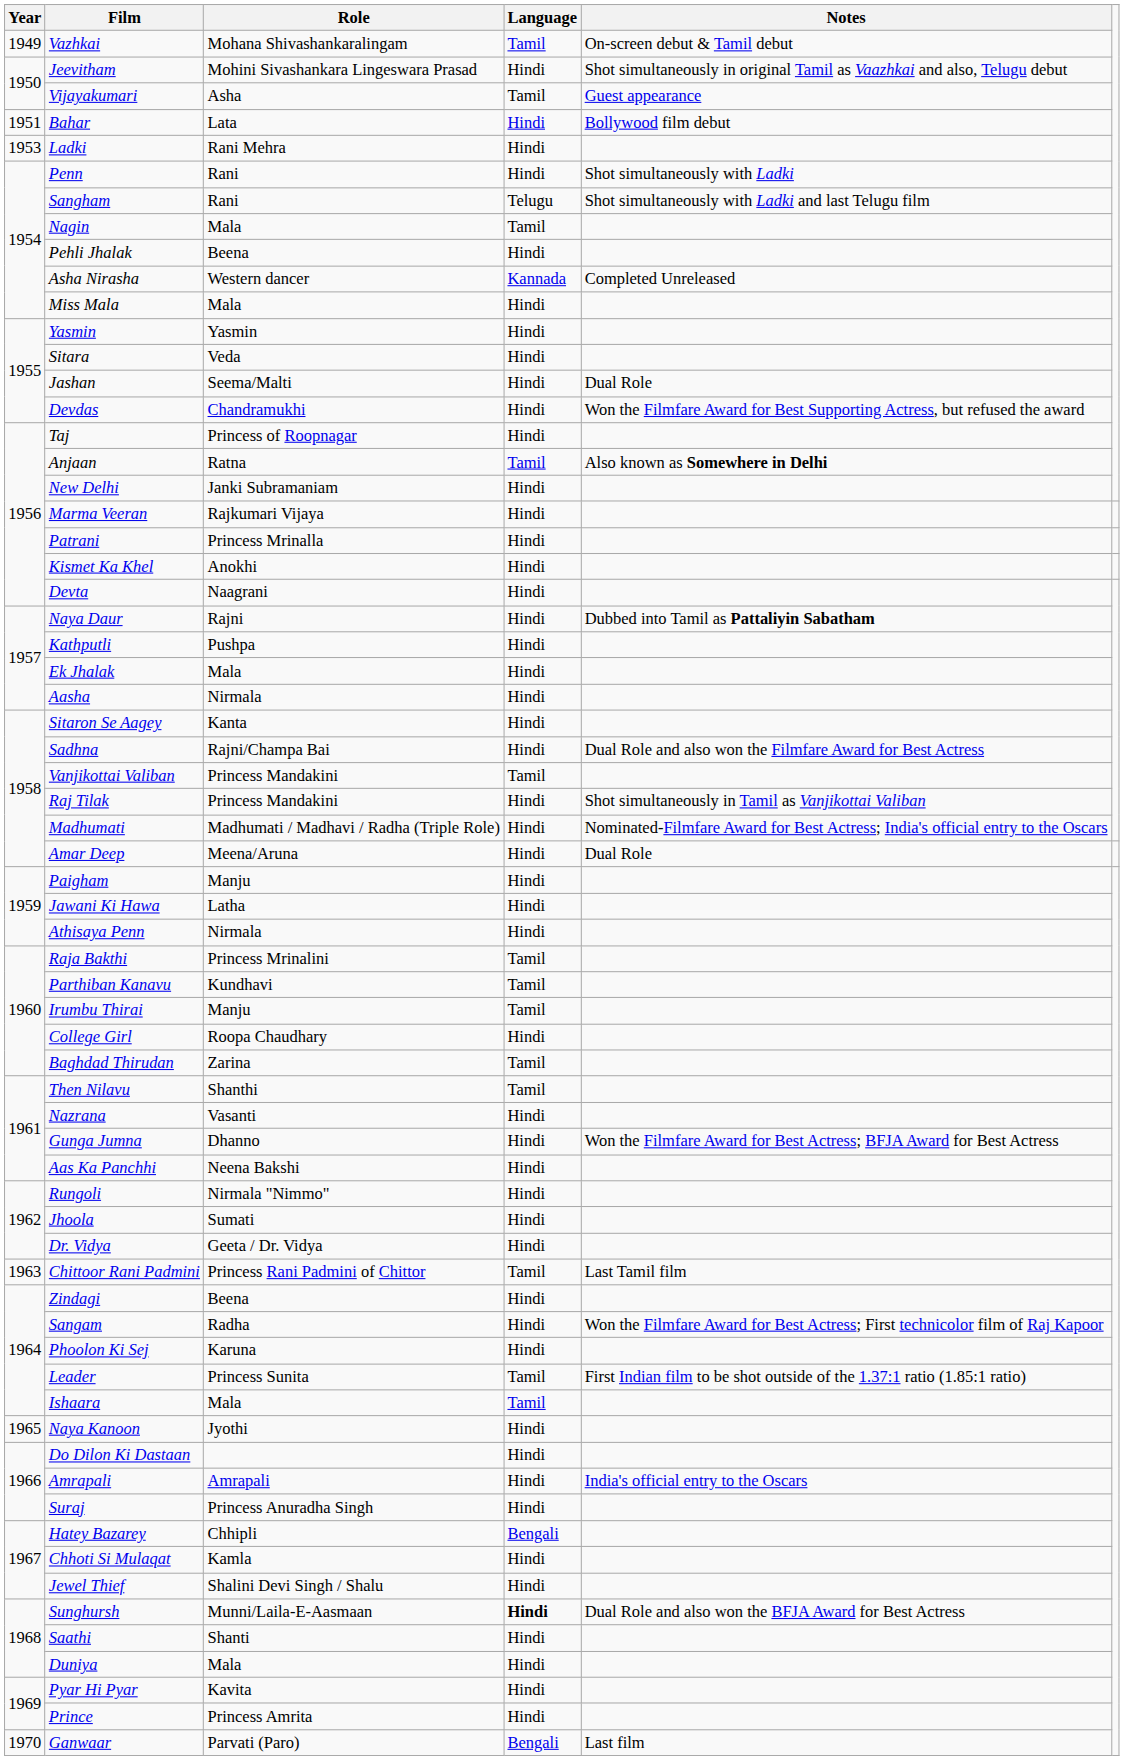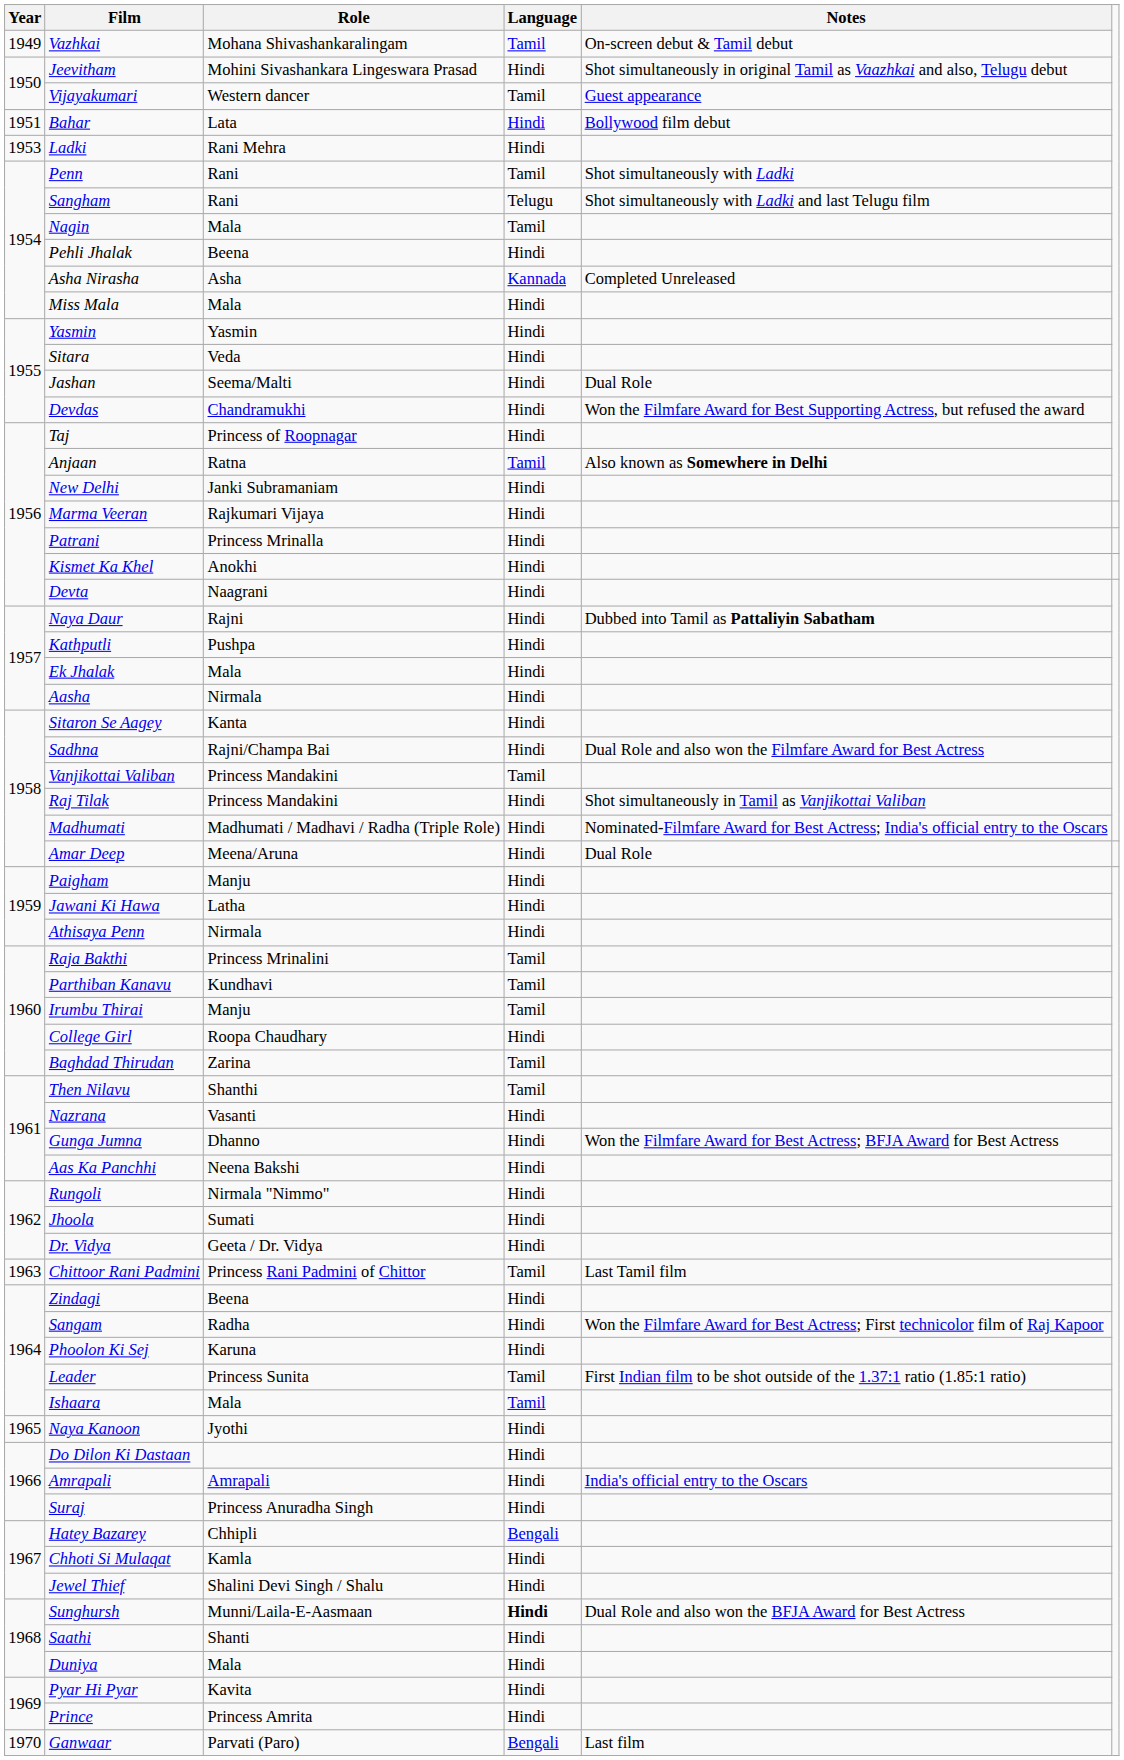(224, 95) Asha -> (258, 95) Western dancer
(526, 174) Hindi -> (527, 174) Tamil
(258, 278) Western dancer -> (224, 278) Asha
